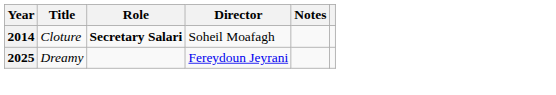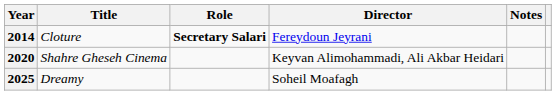(232, 36) Soheil Moafagh -> (322, 36) Fereydoun Jeyrani
+ row: (21, 57)
(238, 57) Fereydoun Jeyrani -> (315, 79) Soheil Moafagh
